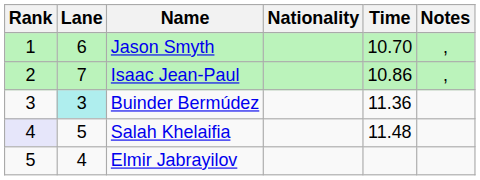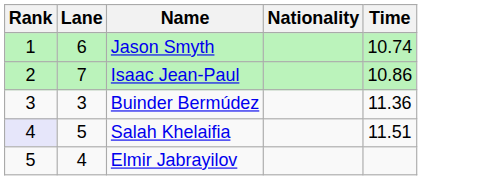- column: (445, 18)
(390, 47) 10.70 -> (390, 47) 10.74
(82, 103) paleturquoise background -> (82, 103) no background
(390, 132) 11.48 -> (390, 132) 11.51
